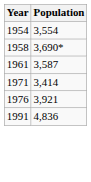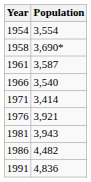+ row: (18, 82)
+ row: (18, 133)
+ row: (18, 151)
